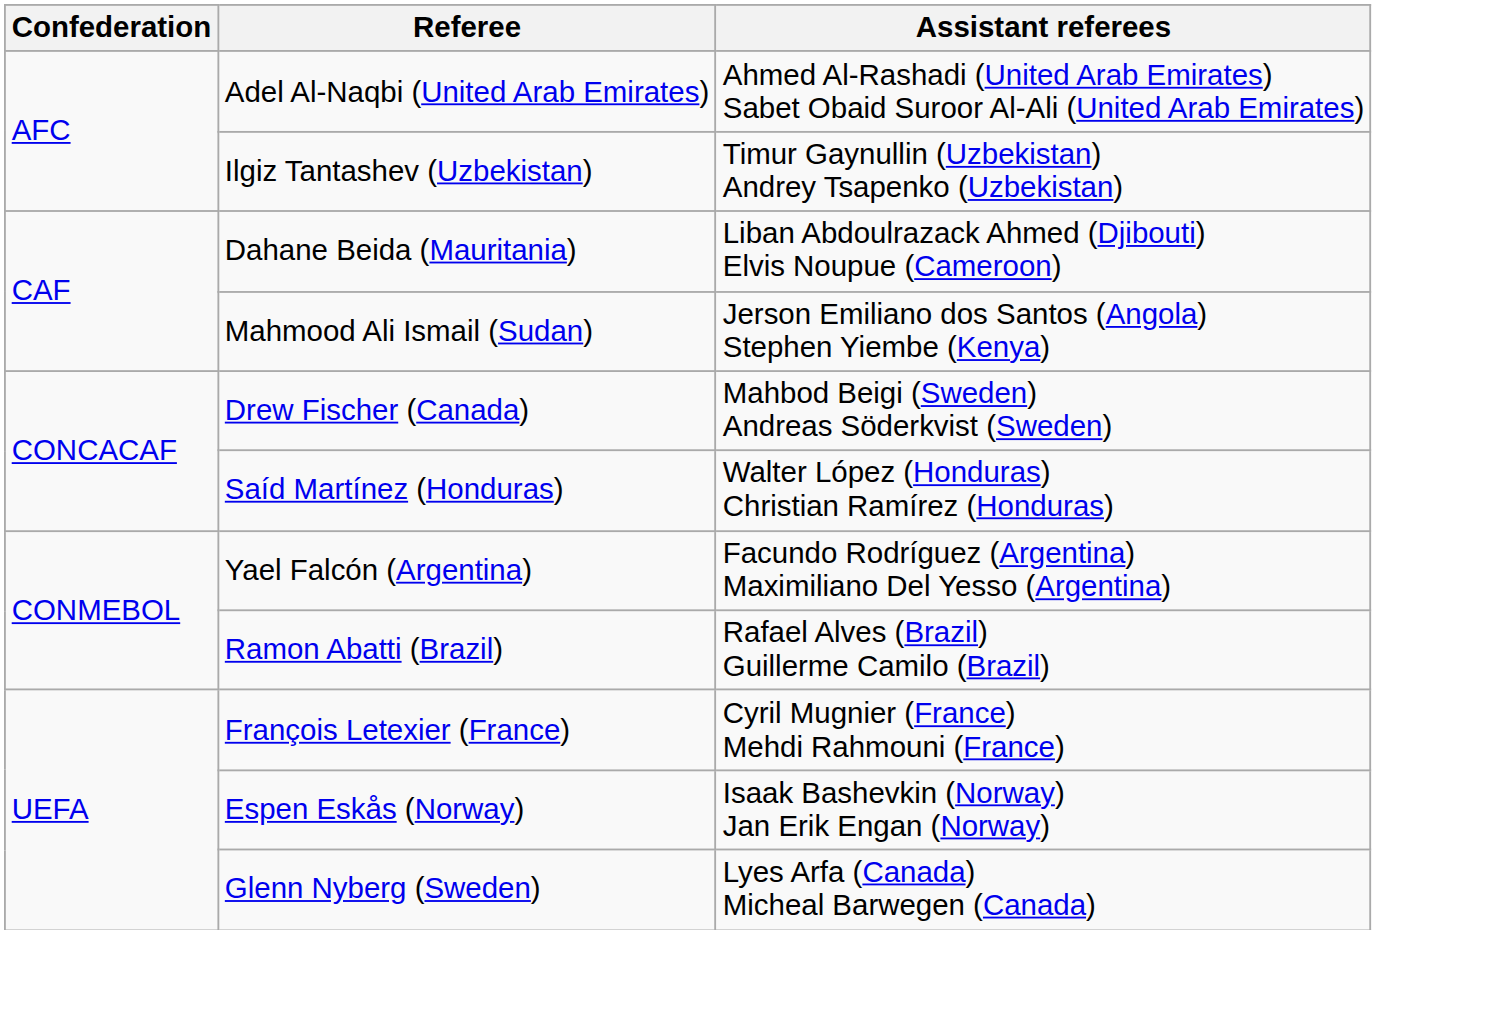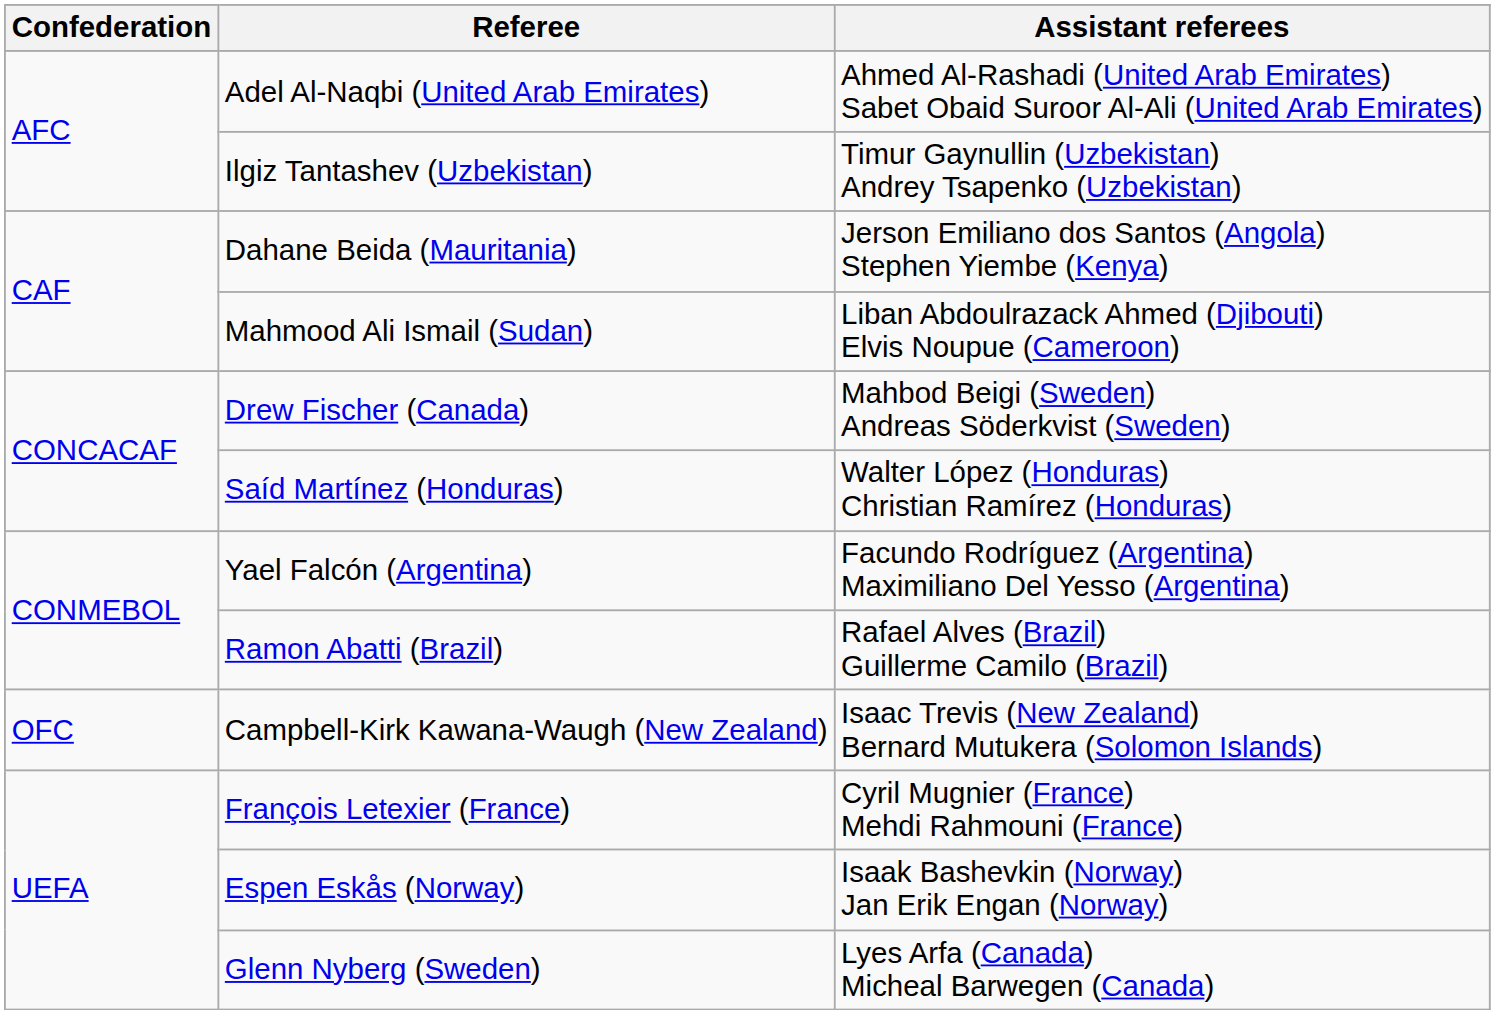(964, 250) Liban Abdoulrazack Ahmed (Djibouti) Elvis Noupue (Cameroon) -> (1083, 250) Jerson Emiliano dos Santos (Angola) Stephen Yiembe (Kenya)
(965, 330) Jerson Emiliano dos Santos (Angola) Stephen Yiembe (Kenya) -> (1082, 330) Liban Abdoulrazack Ahmed (Djibouti) Elvis Noupue (Cameroon)
+ row: (526, 729)
